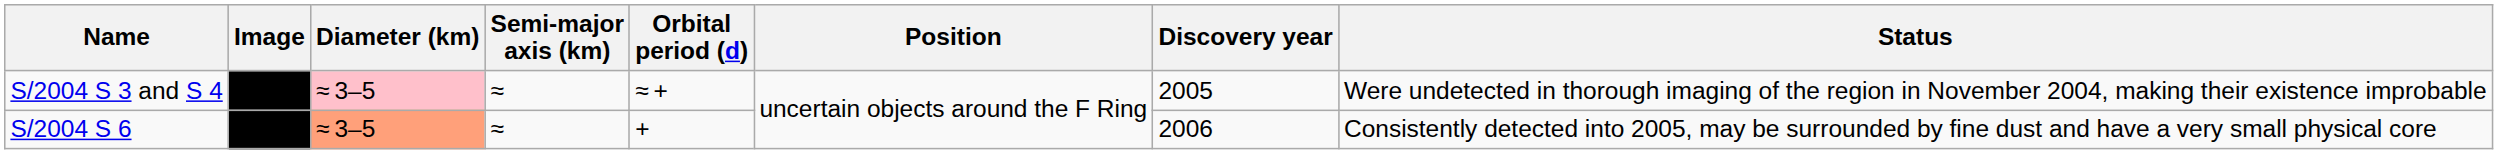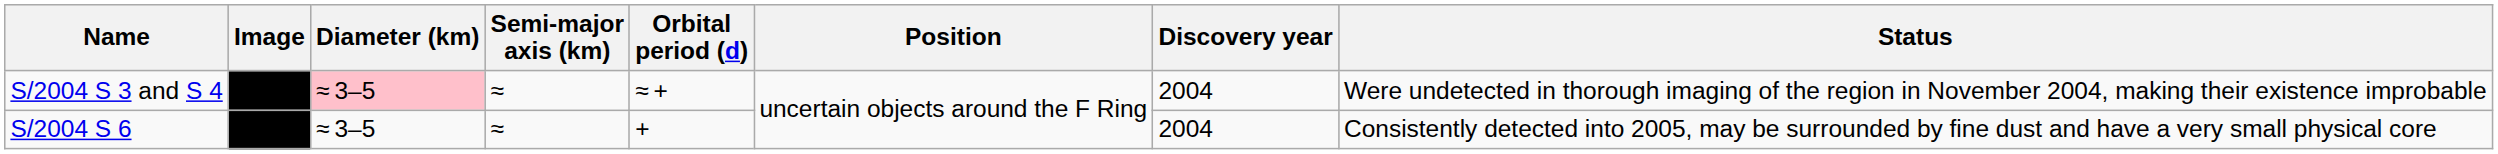(1186, 90) 2005 -> (1186, 90) 2004
(346, 129) lightsalmon background -> (346, 129) no background
(1186, 129) 2006 -> (1186, 129) 2004
